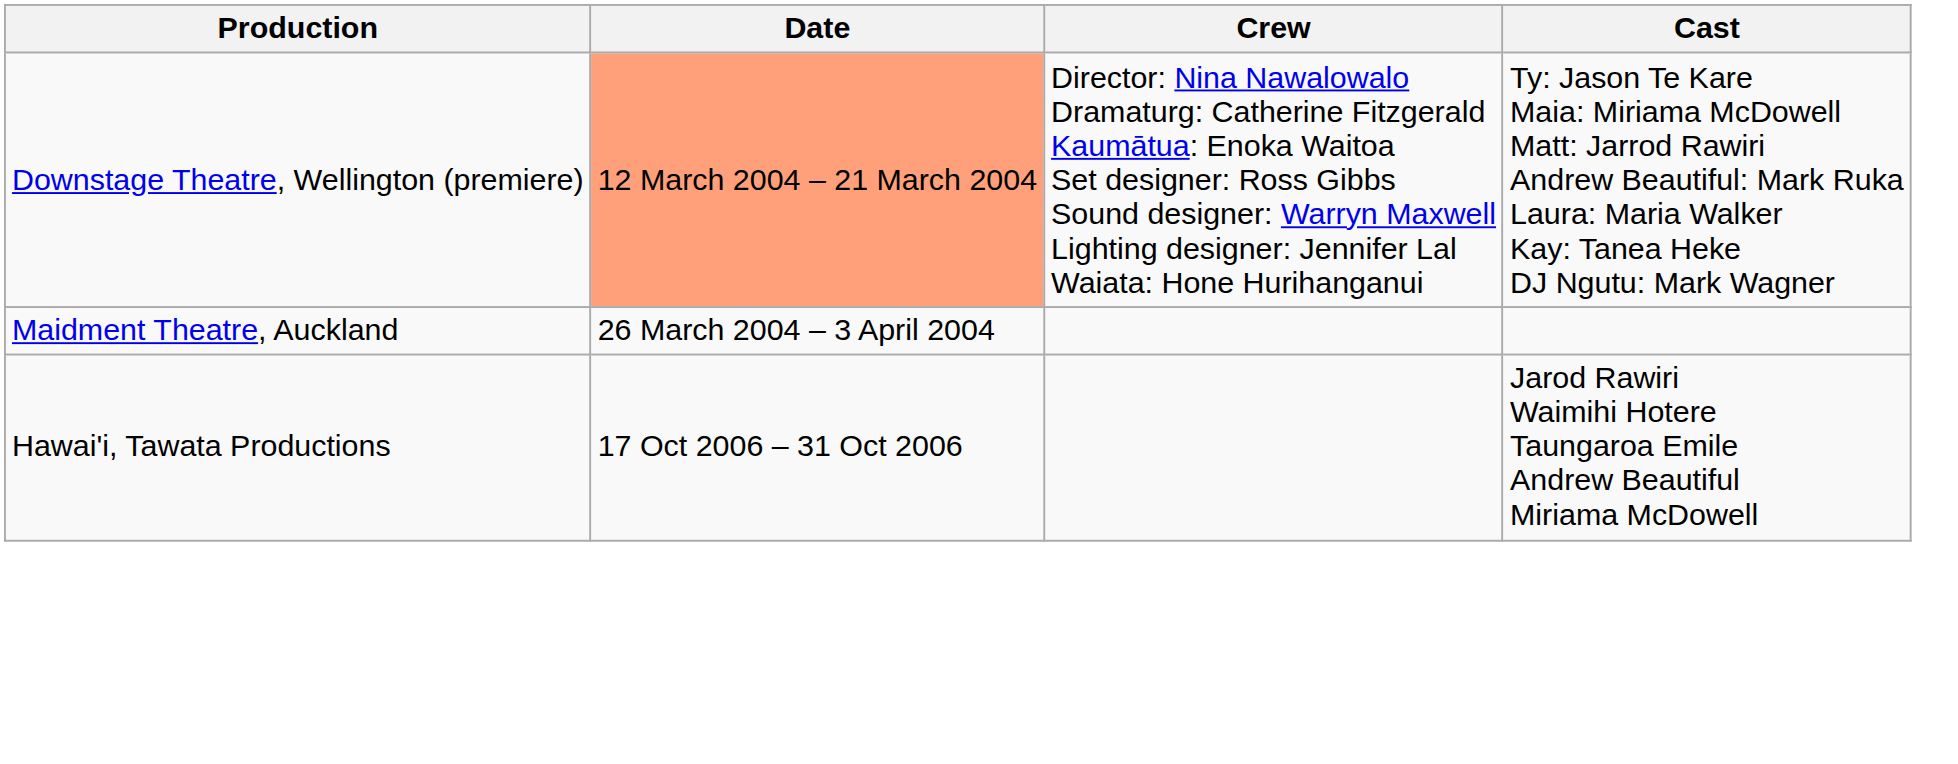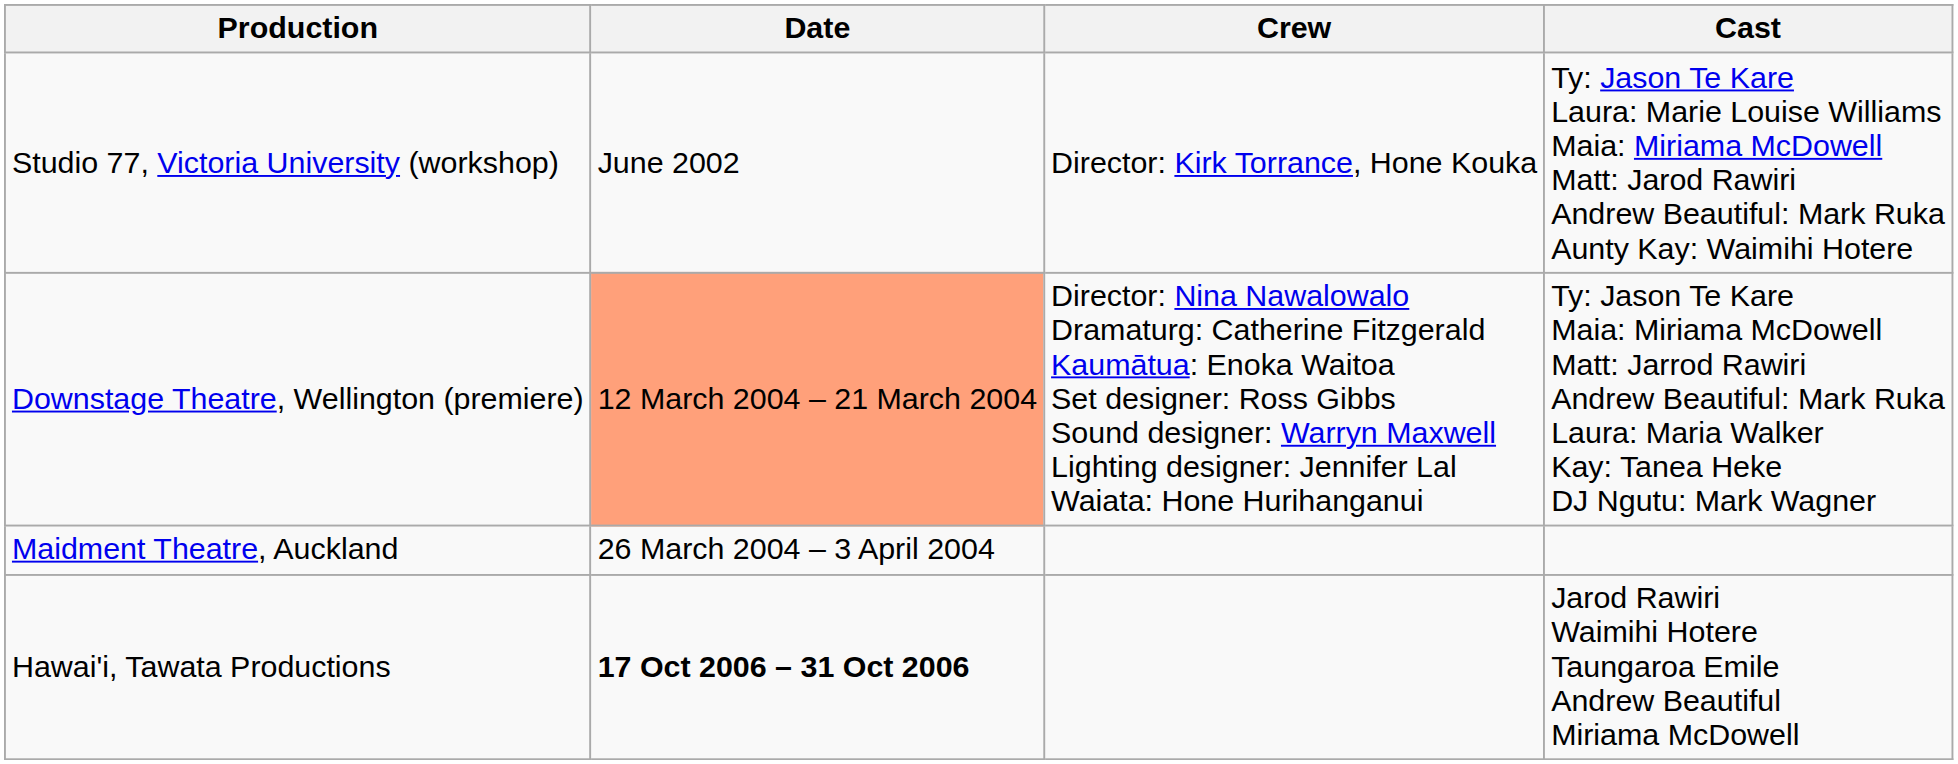+ row: (285, 162)
(780, 446) normal -> (784, 666) bold
